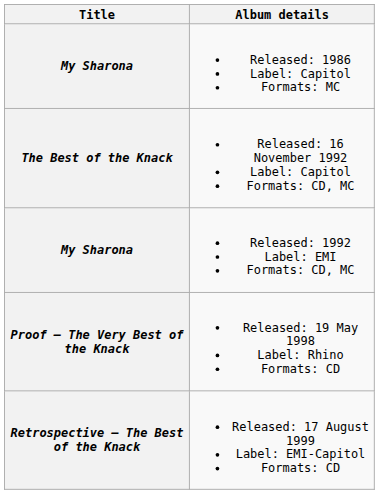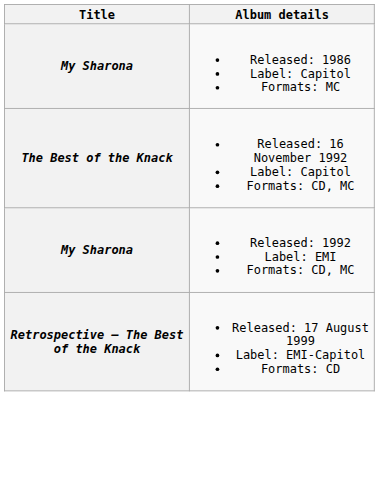- row: (282, 348)
